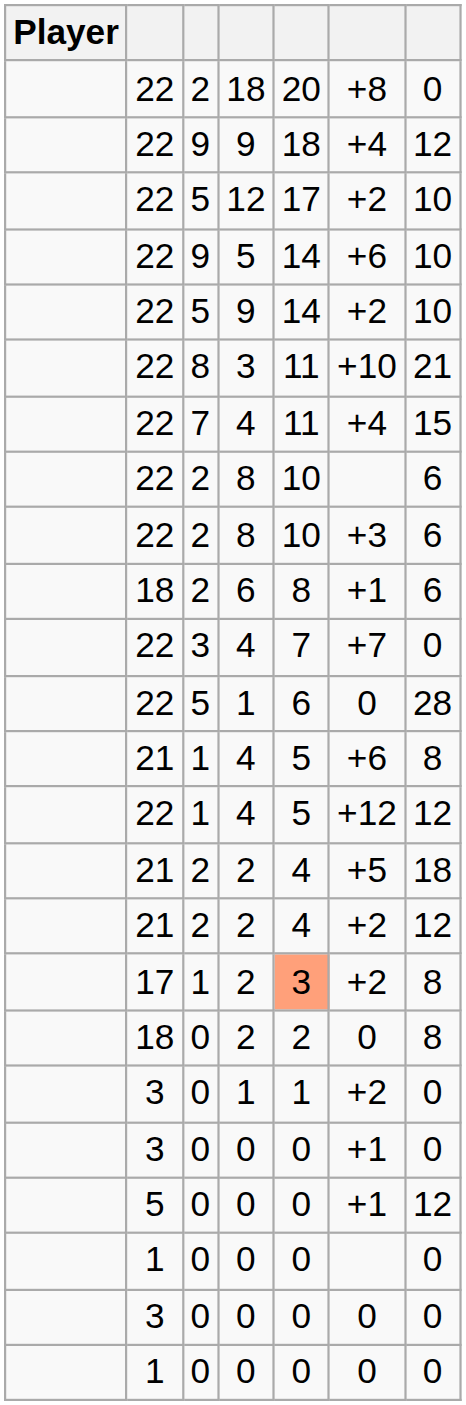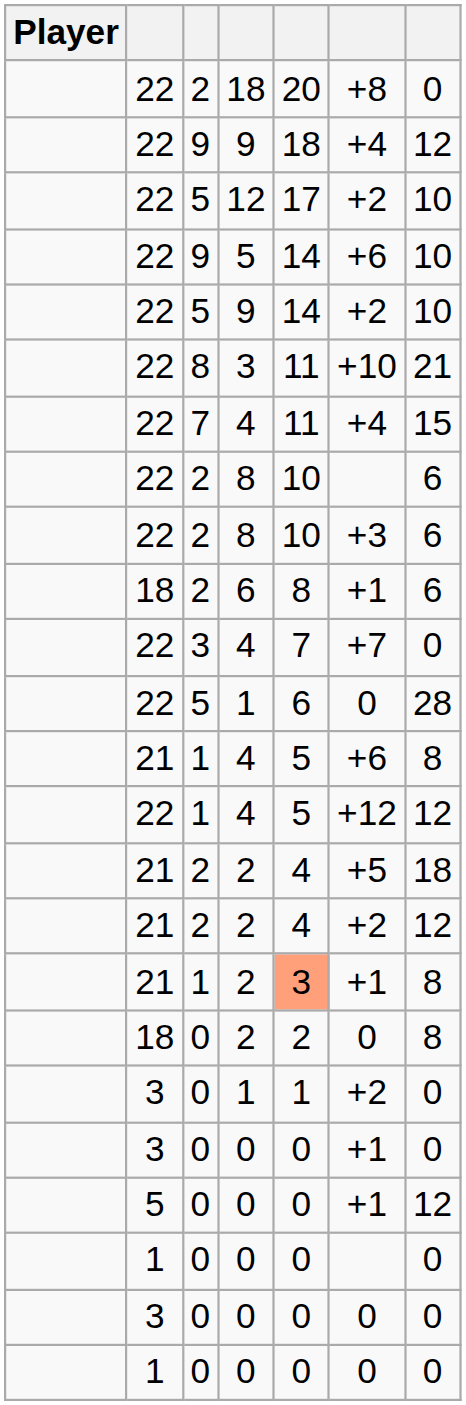(155, 981) 17 -> (155, 981) 21
(367, 981) +2 -> (367, 981) +1
